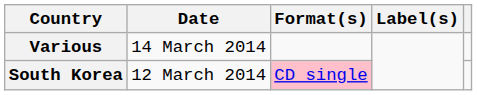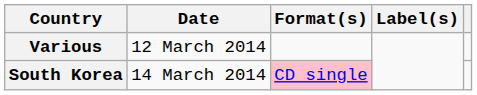(199, 47) 14 March 2014 -> (199, 47) 12 March 2014
(199, 75) 12 March 2014 -> (199, 75) 14 March 2014
